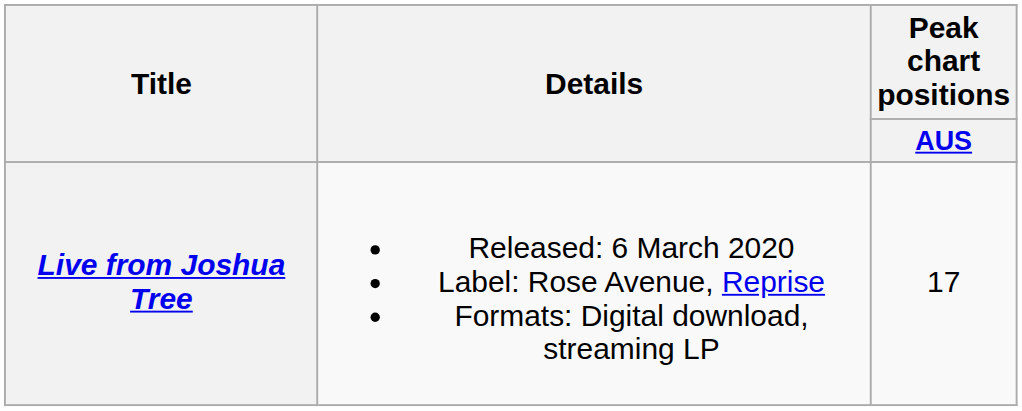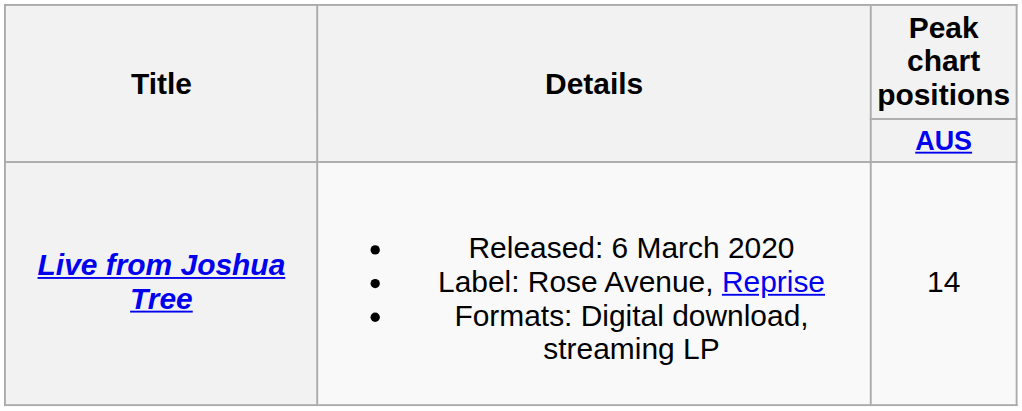(944, 282) 17 -> (944, 282) 14
